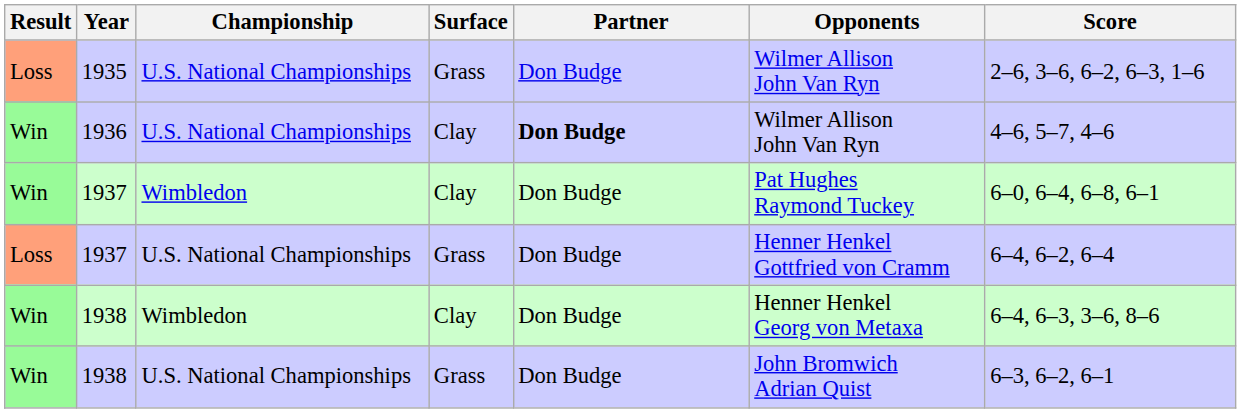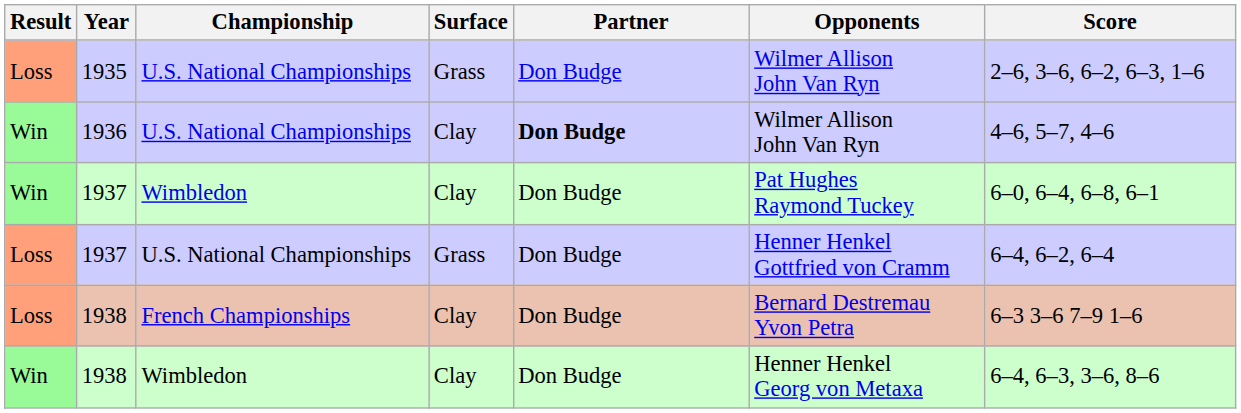+ row: (104, 315)
- row: (104, 376)
